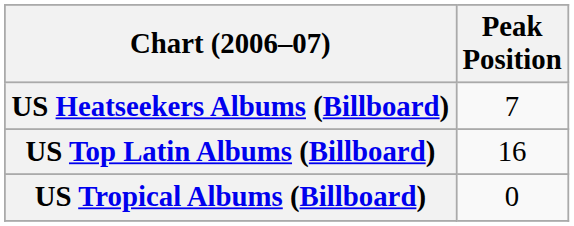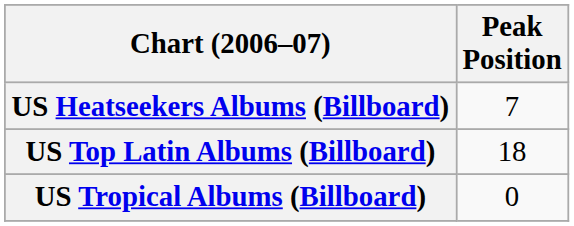(512, 151) 16 -> (512, 151) 18
